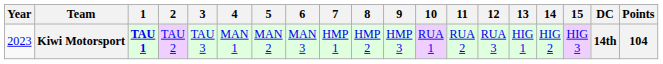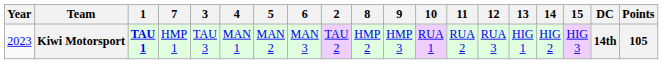columns swapped: (173, 14) <-> (335, 14)
(638, 41) 104 -> (638, 41) 105
